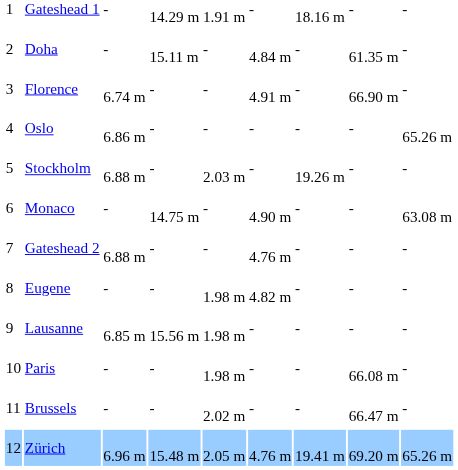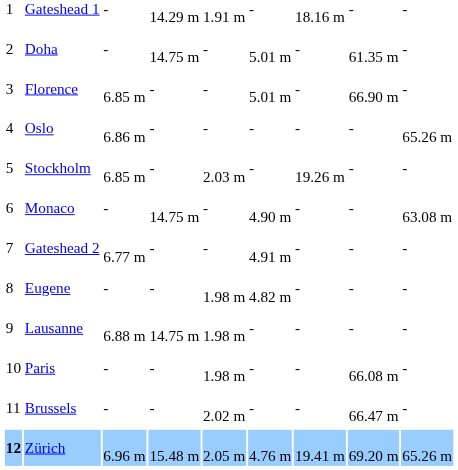(174, 57) 15.11 m -> (174, 57) 14.75 m
(270, 57) 4.84 m -> (270, 57) 5.01 m
(124, 97) 6.74 m -> (124, 97) 6.85 m
(270, 97) 4.91 m -> (270, 97) 5.01 m
(124, 177) 6.88 m -> (124, 177) 6.85 m
(124, 256) 6.88 m -> (124, 256) 6.77 m
(270, 256) 4.76 m -> (270, 256) 4.91 m
(124, 336) 6.85 m -> (124, 336) 6.88 m
(174, 336) 15.56 m -> (174, 336) 14.75 m
(13, 447) normal -> (13, 447) bold
